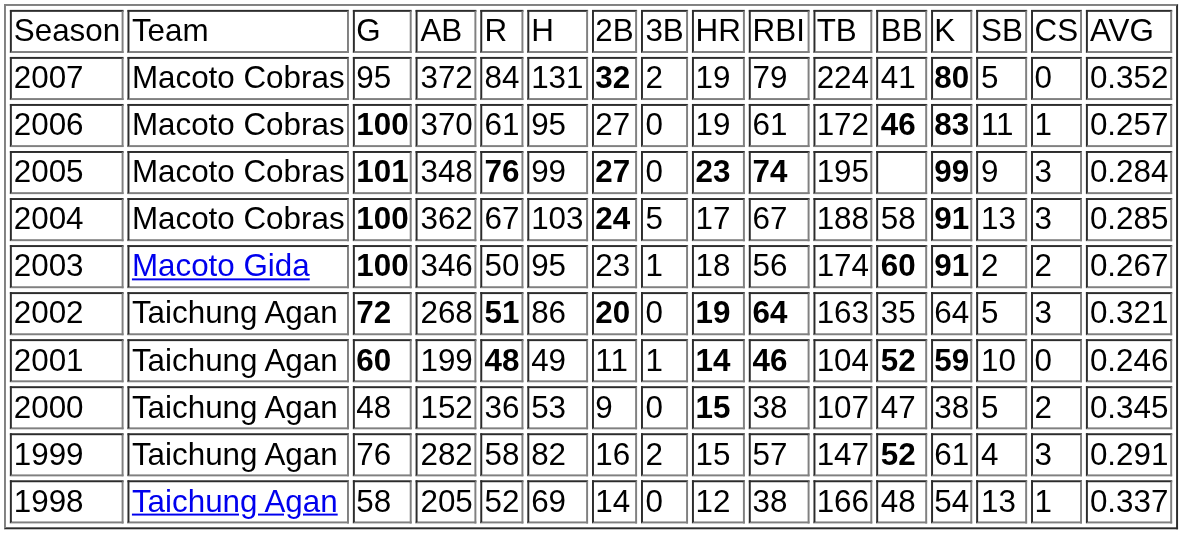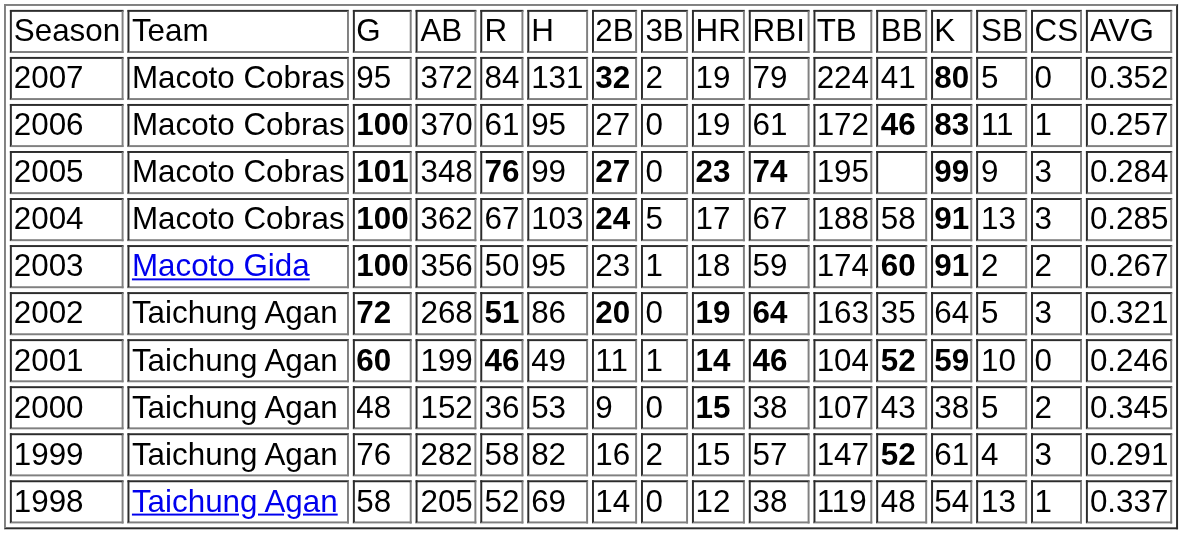(447, 266) 346 -> (447, 266) 356
(770, 266) 56 -> (770, 266) 59
(502, 360) 48 -> (502, 360) 46
(898, 407) 47 -> (898, 407) 43
(843, 501) 166 -> (842, 501) 119
